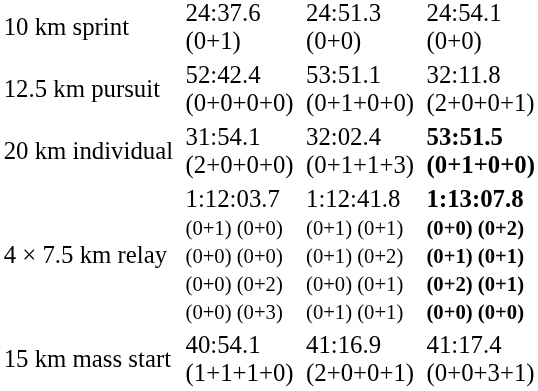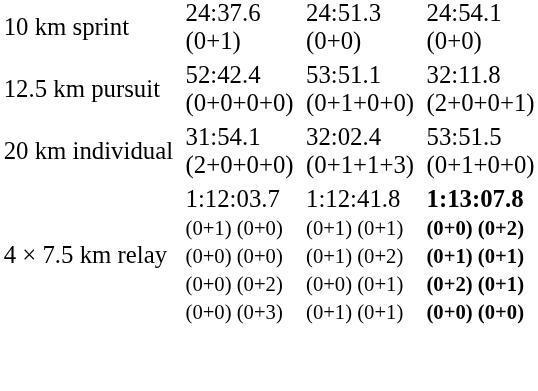(481, 151) bold -> (481, 151) normal
- row: (87, 358)
